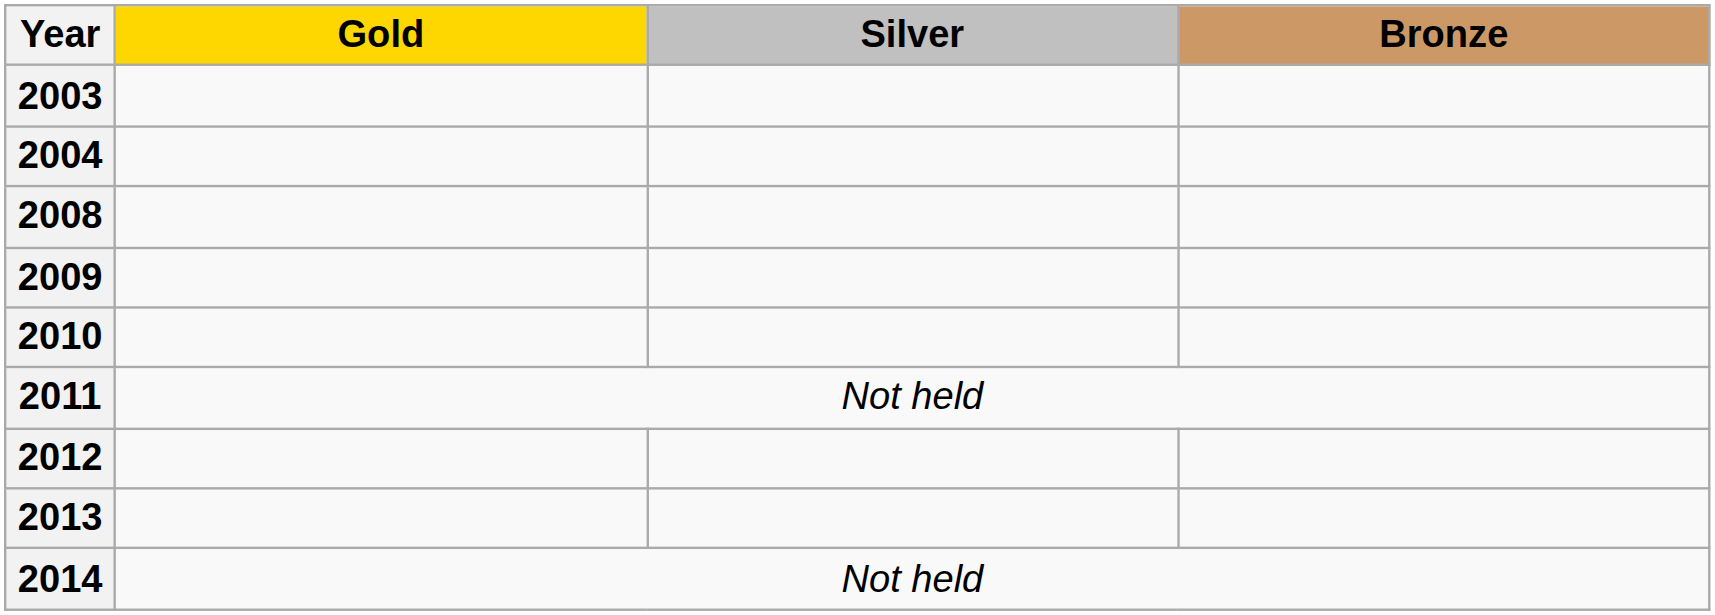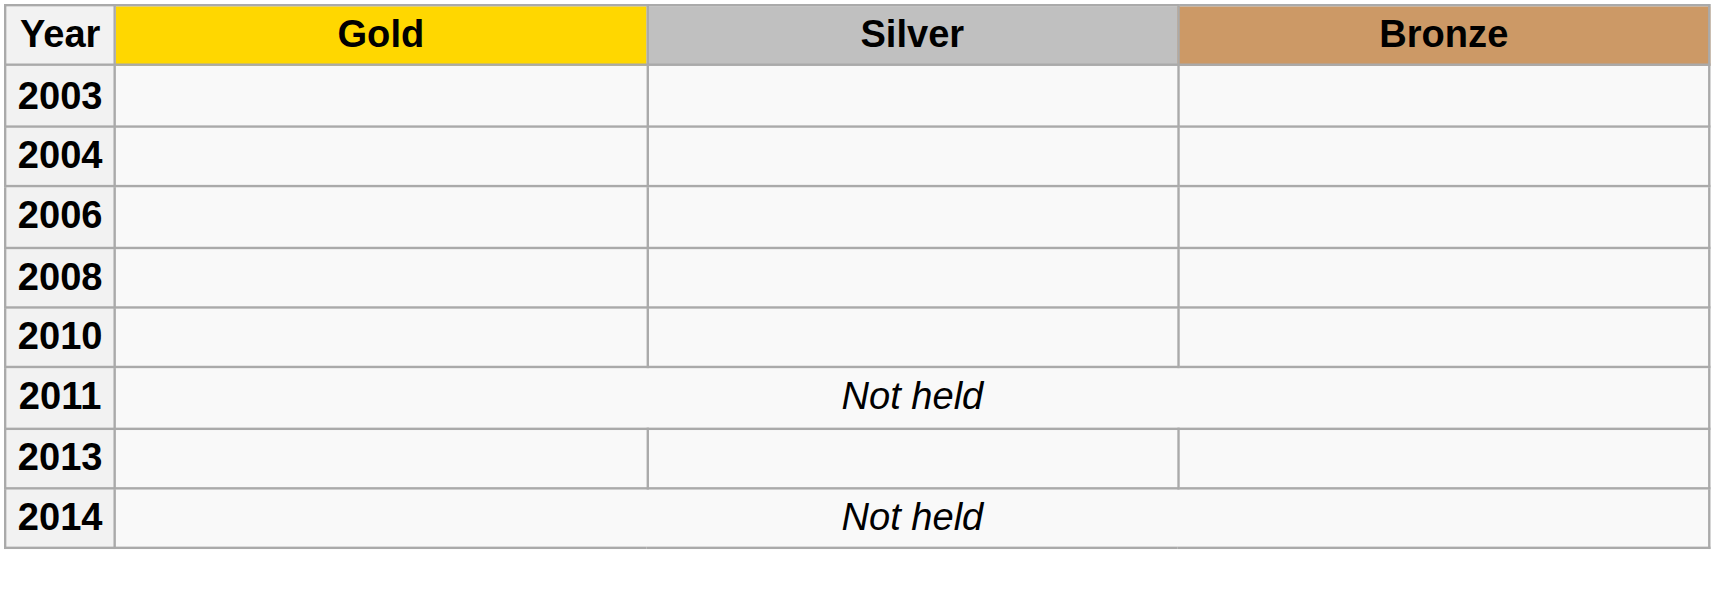+ row: (60, 215)
- row: (60, 276)
- row: (60, 457)
